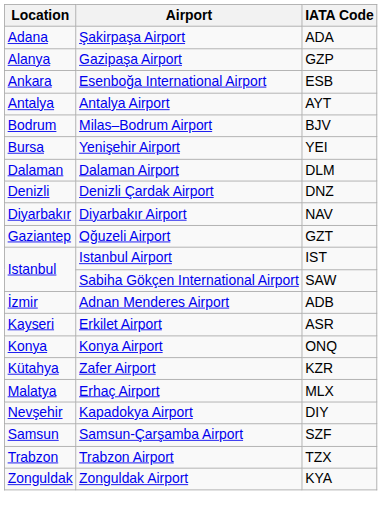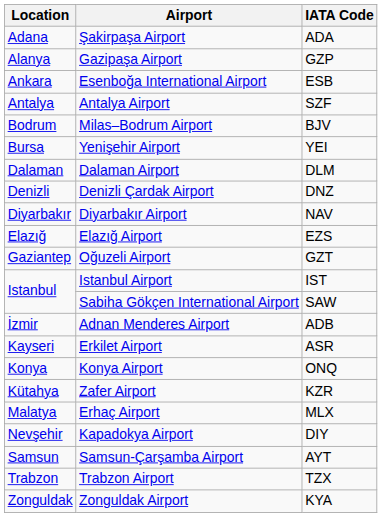(318, 103) AYT -> (318, 103) SZF
+ row: (120, 236)
(318, 434) SZF -> (318, 457) AYT
